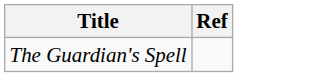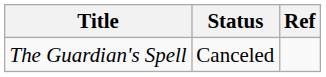+ column: (235, 21)
